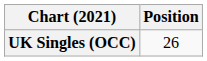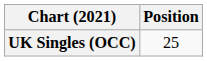(171, 42) 26 -> (171, 42) 25
